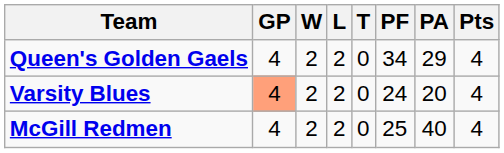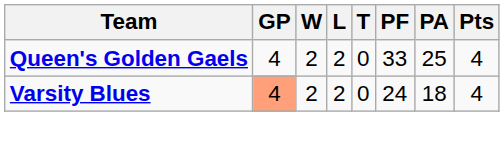(395, 57) 34 -> (395, 57) 33
(434, 57) 29 -> (434, 57) 25
(434, 93) 20 -> (434, 93) 18
- row: (91, 128)
